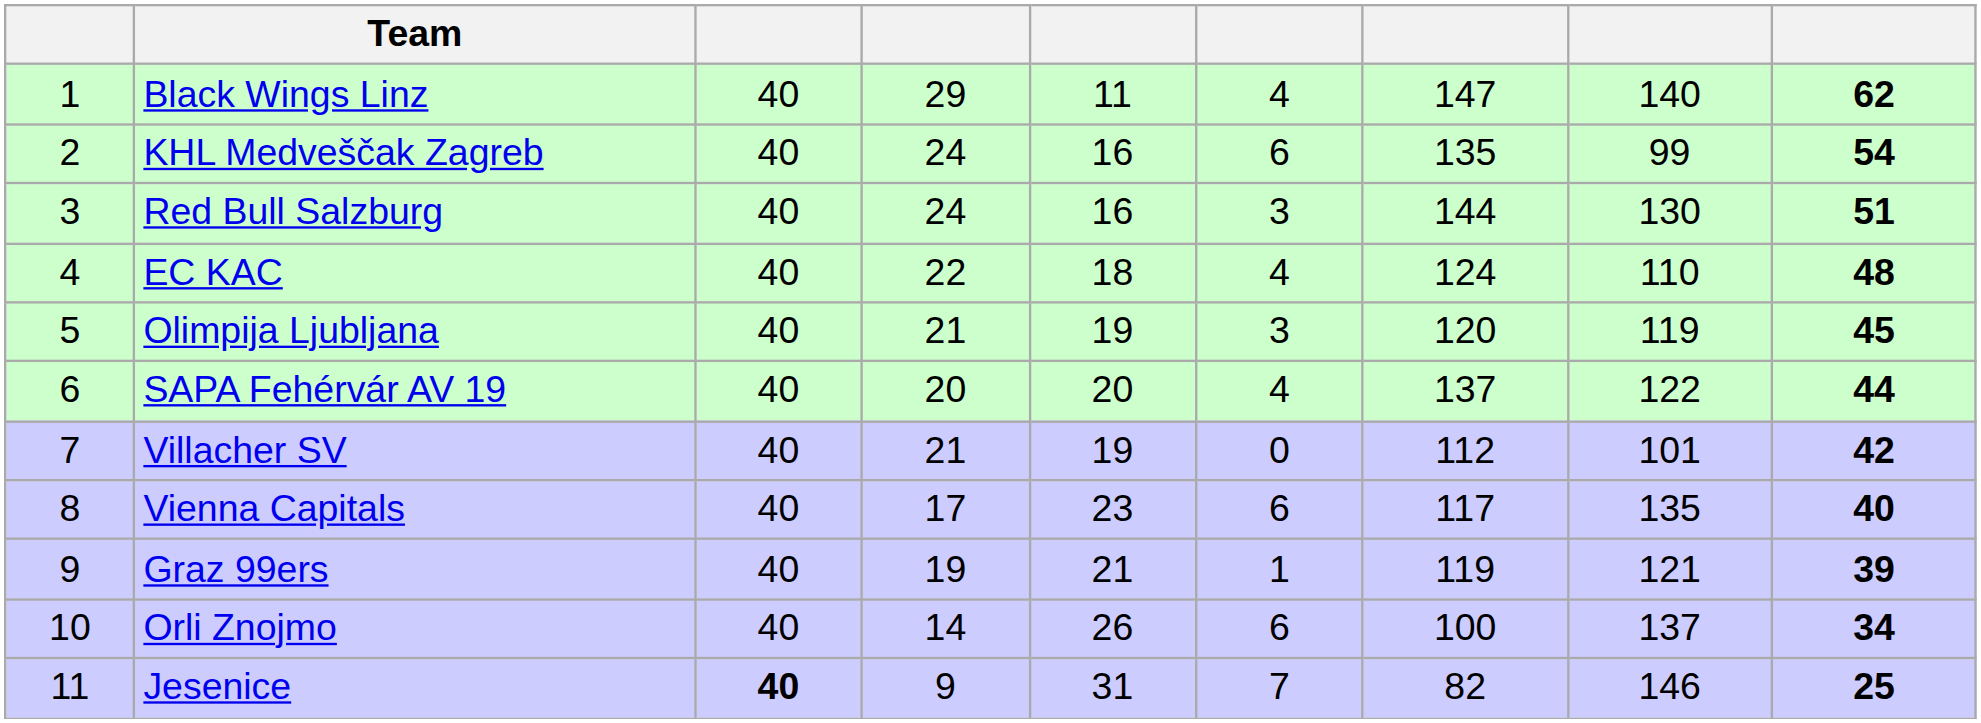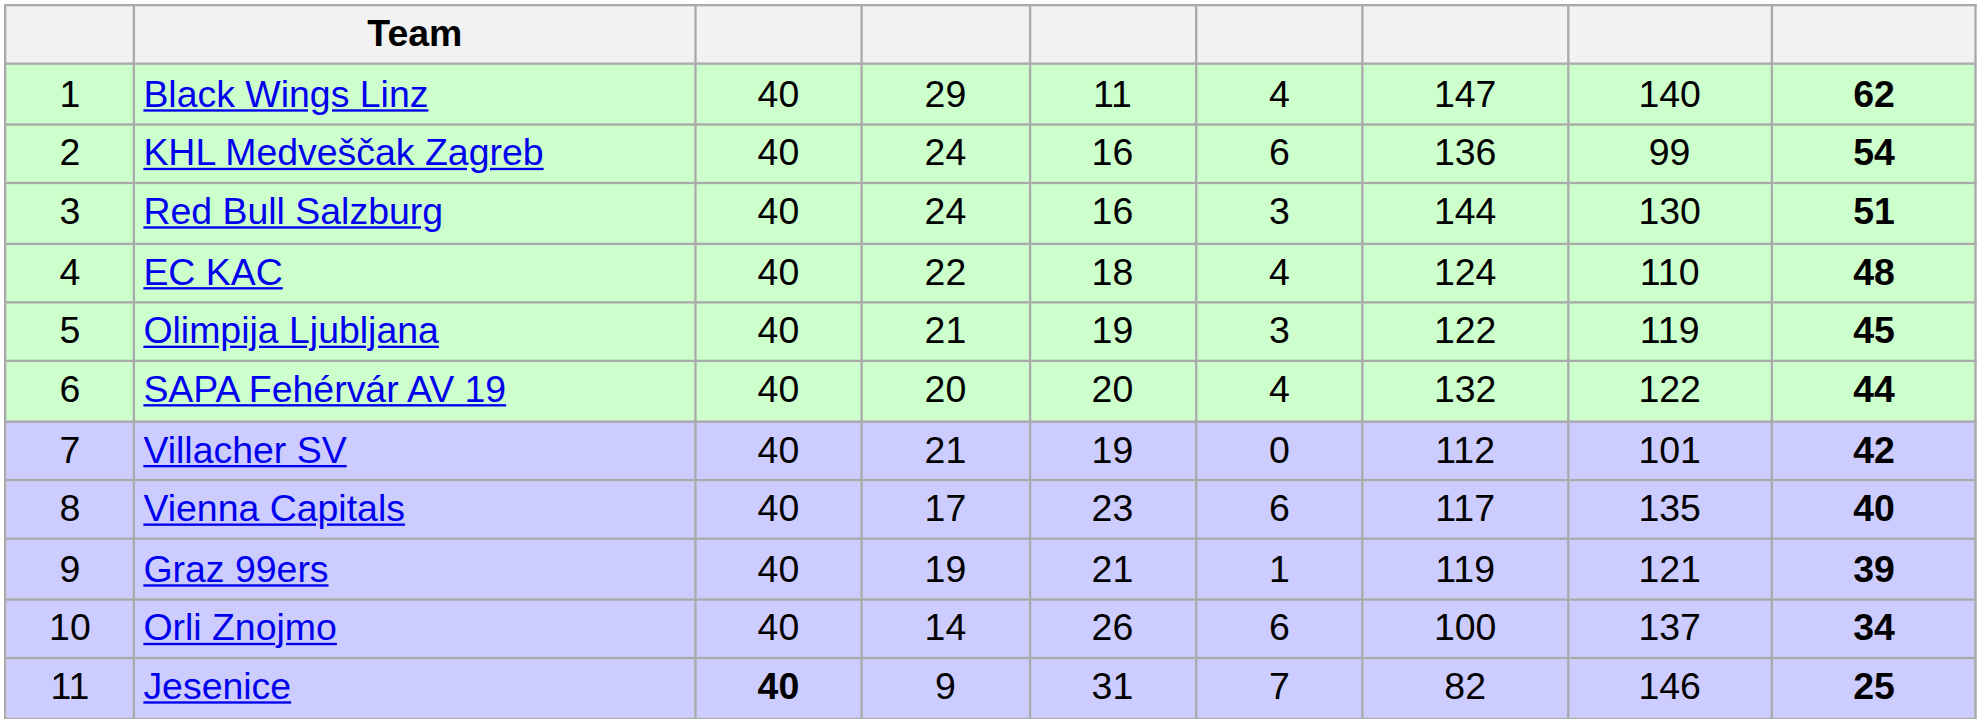(1465, 152) 135 -> (1465, 152) 136
(1465, 331) 120 -> (1465, 331) 122
(1465, 390) 137 -> (1465, 390) 132
